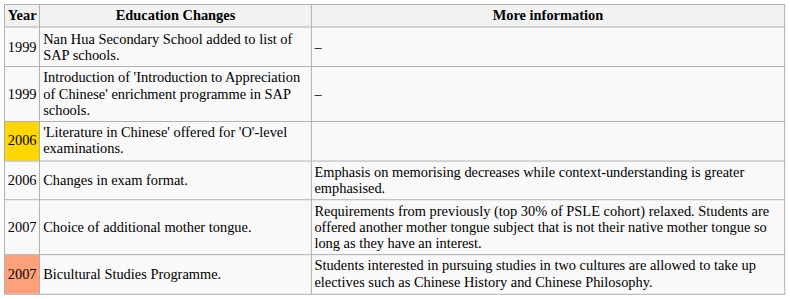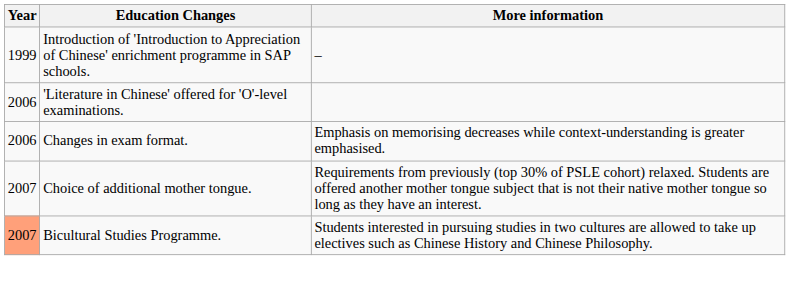- row: (168, 46)
(22, 141) gold background -> (22, 102) no background
